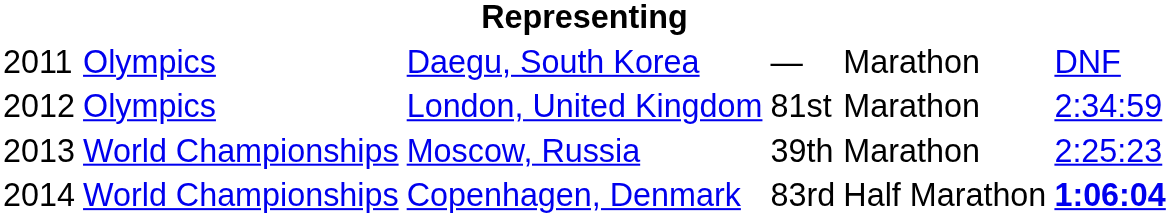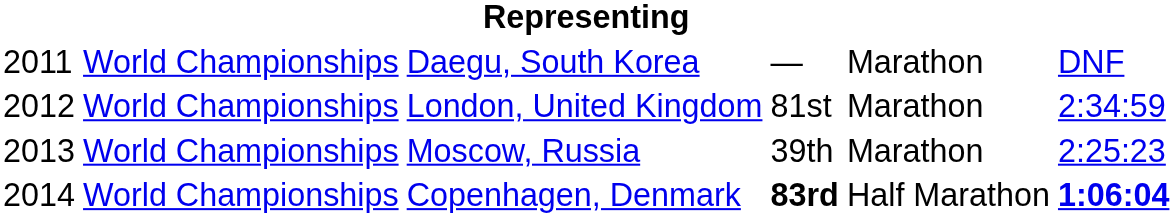(149, 62) Olympics -> (241, 62) World Championships
(149, 106) Olympics -> (241, 106) World Championships
(803, 195) normal -> (805, 195) bold
